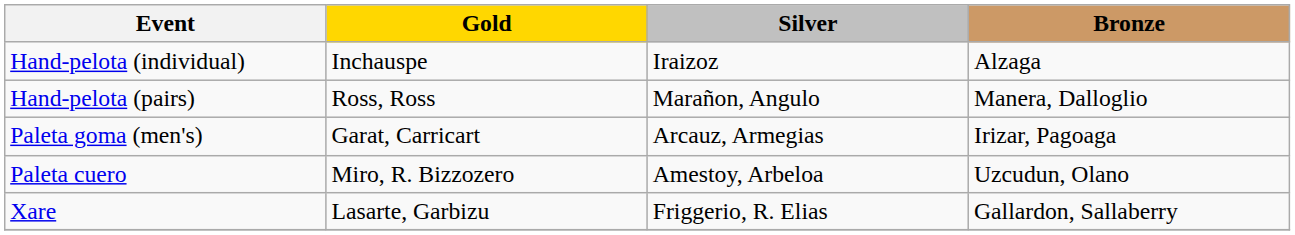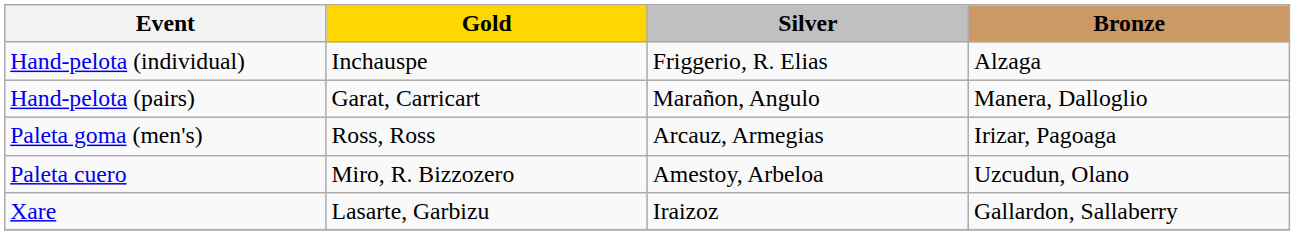(686, 60) Iraizoz -> (740, 60) Friggerio, R. Elias
(383, 98) Ross, Ross -> (406, 98) Garat, Carricart
(406, 135) Garat, Carricart -> (383, 135) Ross, Ross
(740, 211) Friggerio, R. Elias -> (686, 211) Iraizoz
